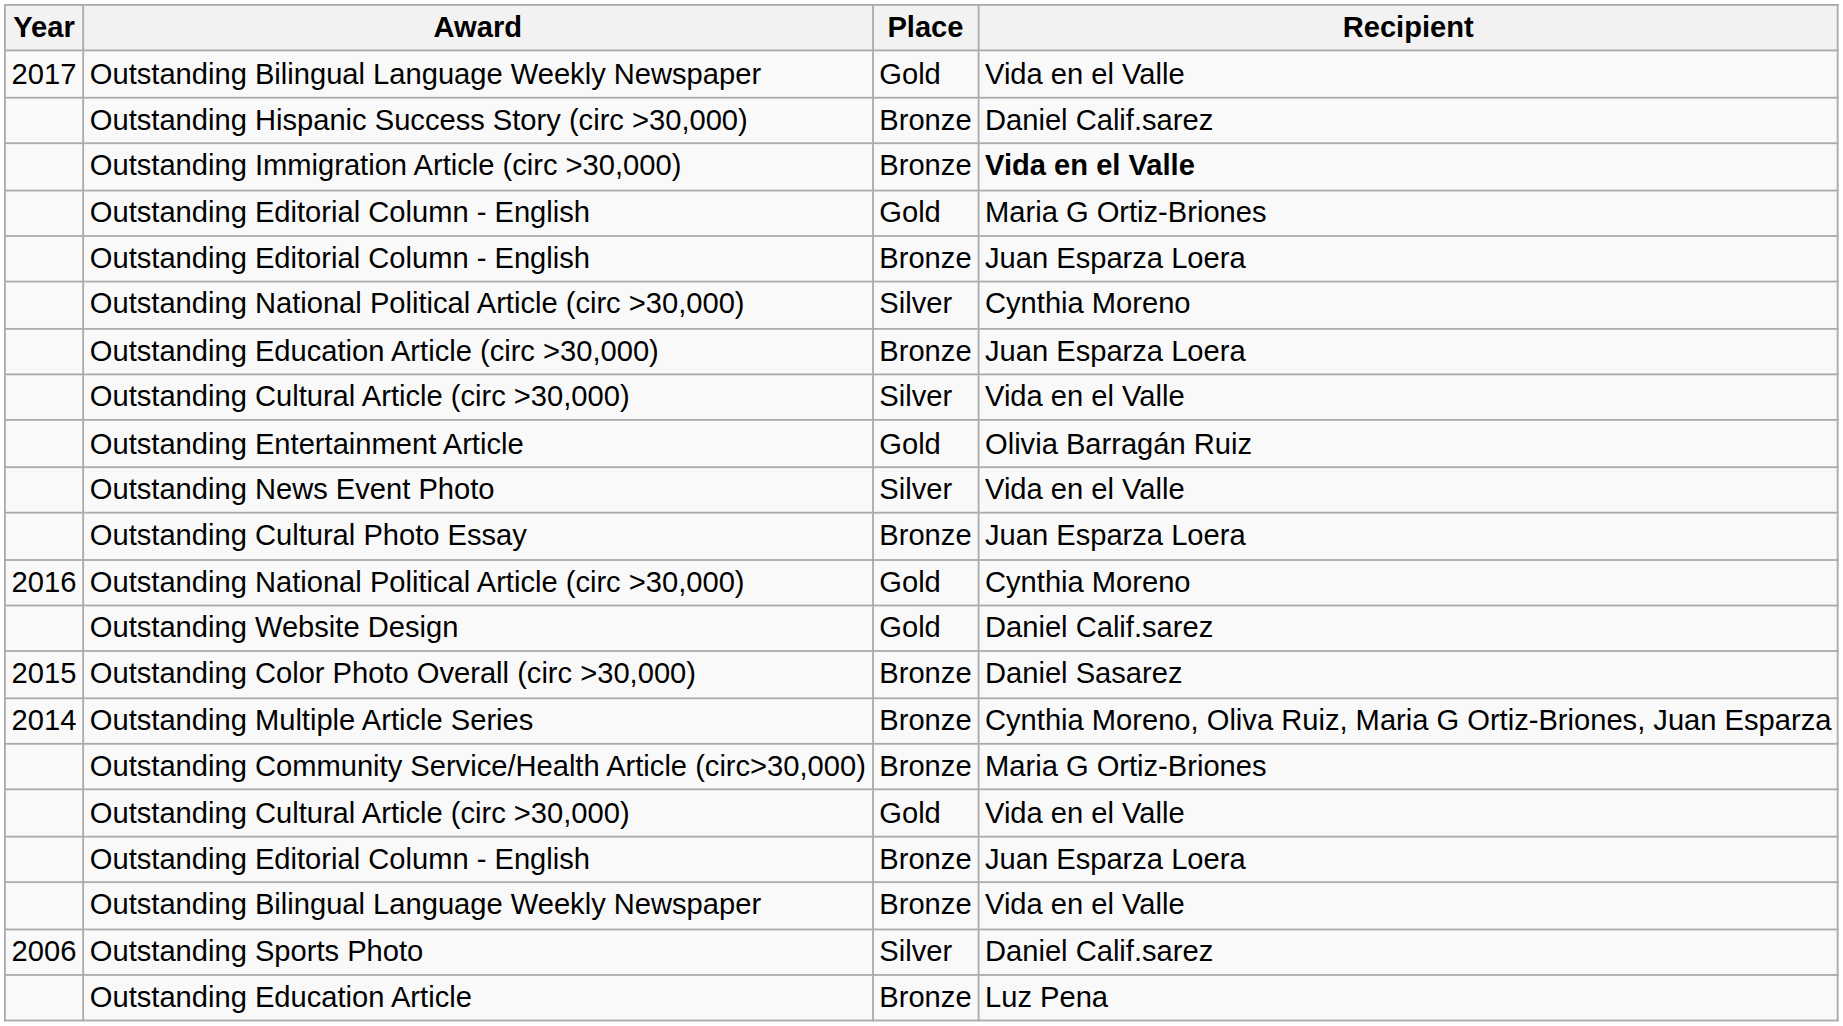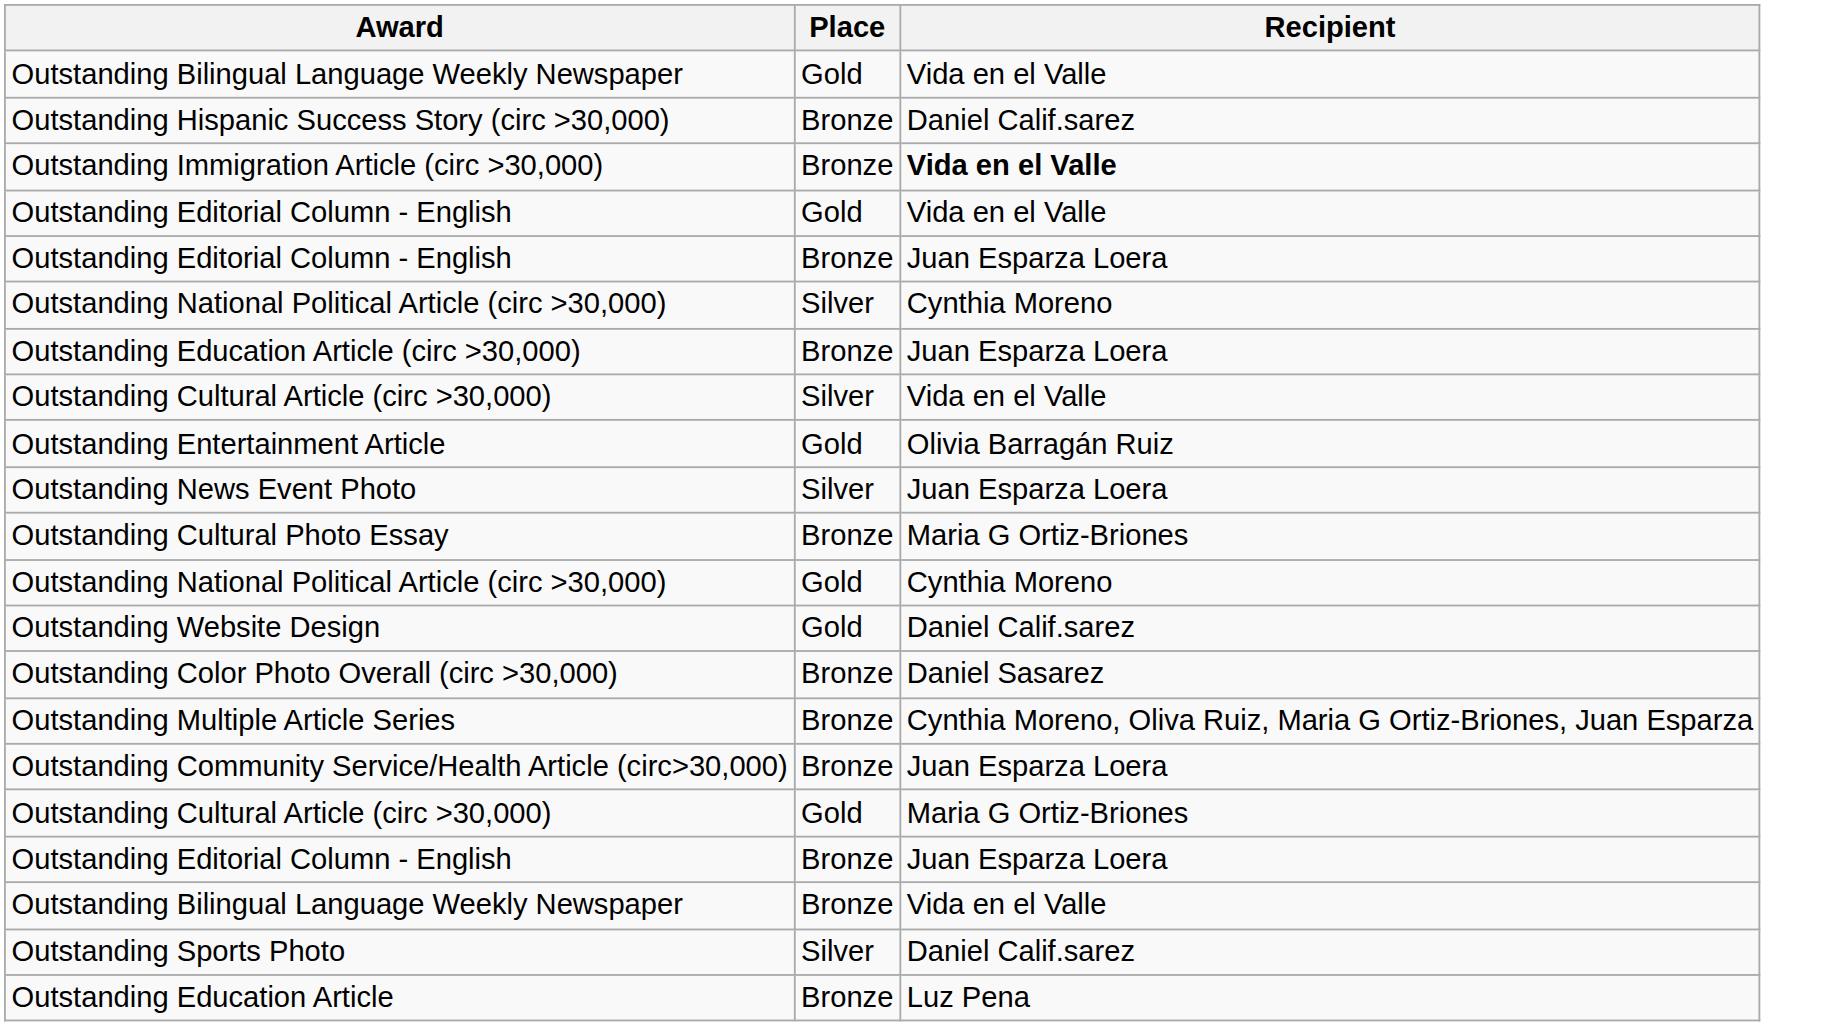- column: (44, 27)
(1126, 212) Maria G Ortiz-Briones -> (1007, 212) Vida en el Valle
(1085, 489) Vida en el Valle -> (1037, 489) Juan Esparza Loera
(1115, 535) Juan Esparza Loera -> (1048, 535) Maria G Ortiz-Briones
(1126, 766) Maria G Ortiz-Briones -> (1037, 766) Juan Esparza Loera
(1085, 812) Vida en el Valle -> (1048, 812) Maria G Ortiz-Briones
